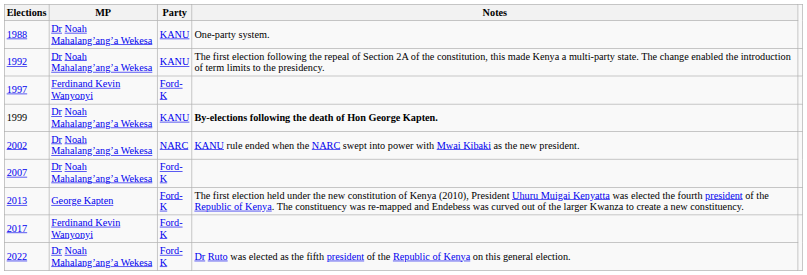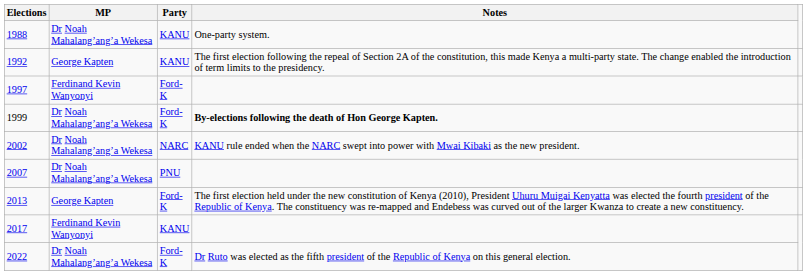(102, 62) Dr Noah Mahalang’ang’a Wekesa -> (82, 62) George Kapten
(175, 117) KANU -> (171, 117) Ford-K
(171, 173) Ford-K -> (170, 173) PNU
(171, 228) Ford-K -> (175, 228) KANU
